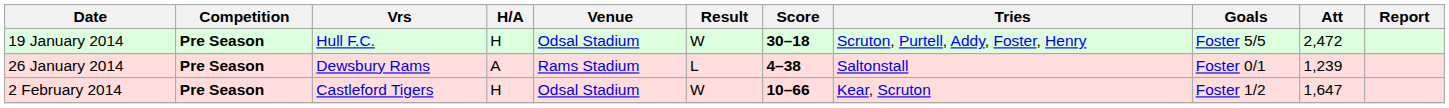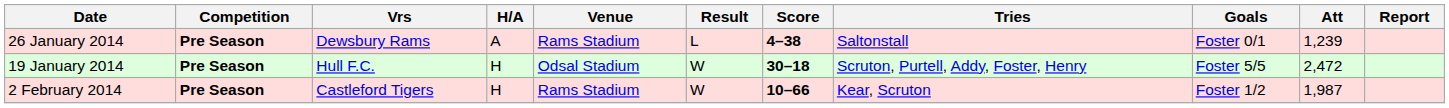rows swapped: (66, 41) <-> (66, 65)
(589, 90) Odsal Stadium -> (589, 90) Rams Stadium
(1323, 90) 1,647 -> (1323, 90) 1,987
